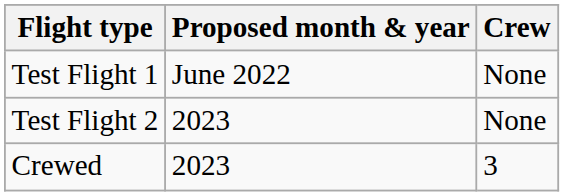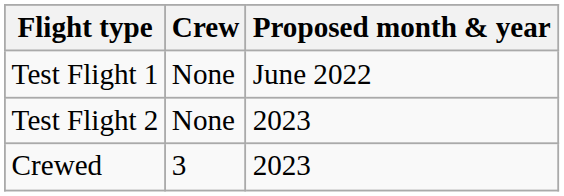columns swapped: (321, 27) <-> (517, 27)
